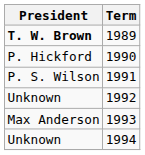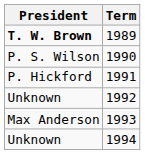(50, 56) P. Hickford -> (54, 56) P. S. Wilson
(54, 77) P. S. Wilson -> (50, 77) P. Hickford
